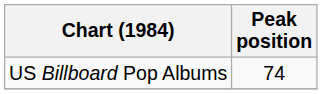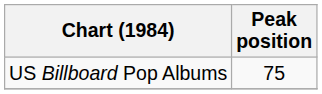(274, 72) 74 -> (274, 72) 75
